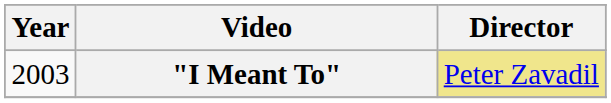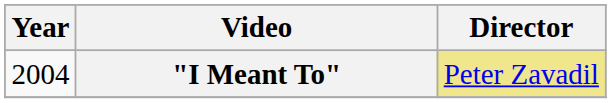(41, 73) 2003 -> (41, 73) 2004
